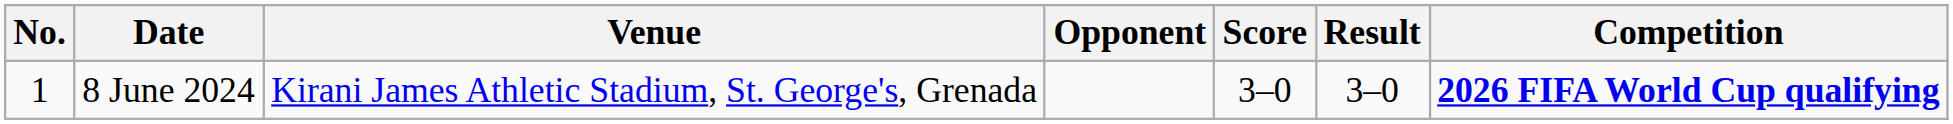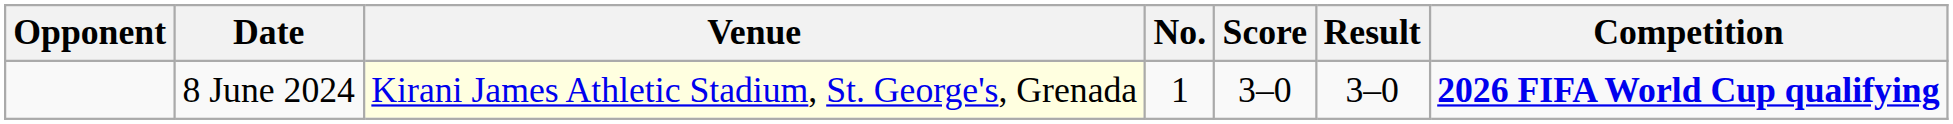columns swapped: (40, 32) <-> (1130, 32)
(654, 89) no background -> (754, 89) lightyellow background
